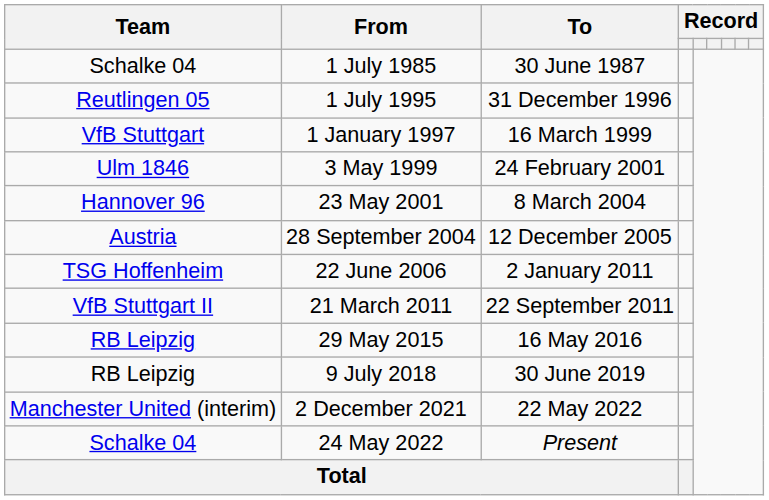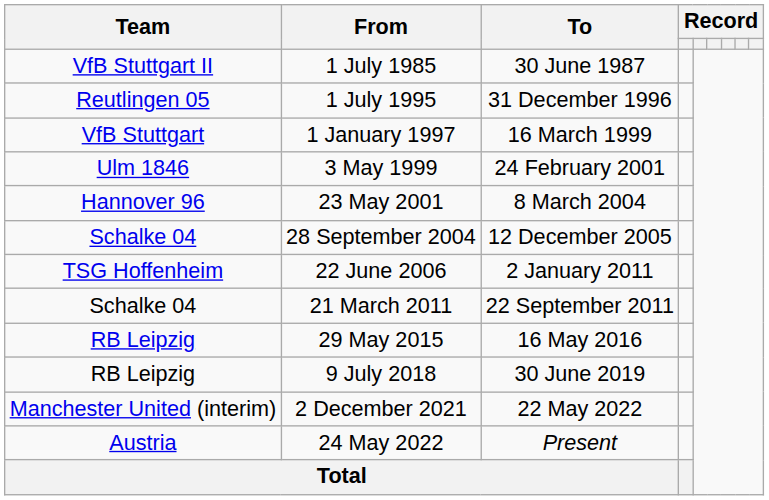(143, 65) Schalke 04 -> (143, 65) VfB Stuttgart II
(143, 237) Austria -> (143, 237) Schalke 04
(143, 305) VfB Stuttgart II -> (143, 305) Schalke 04
(143, 442) Schalke 04 -> (143, 442) Austria
